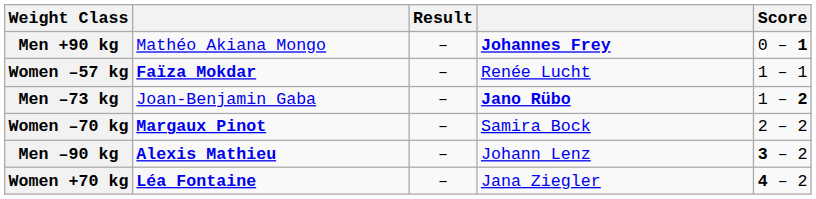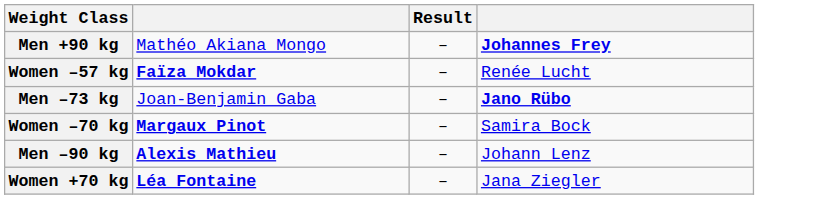- column: (783, 18)
